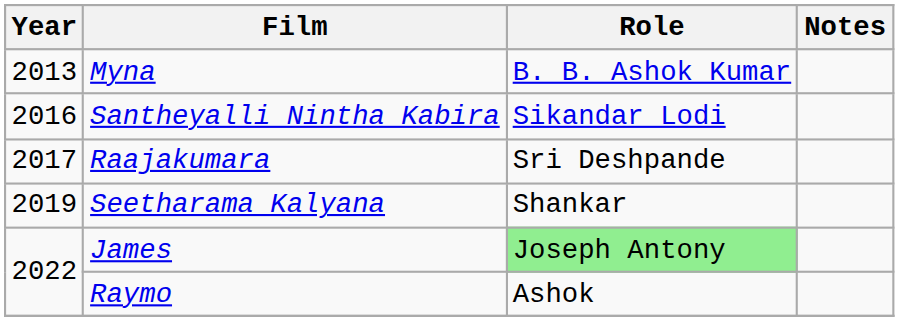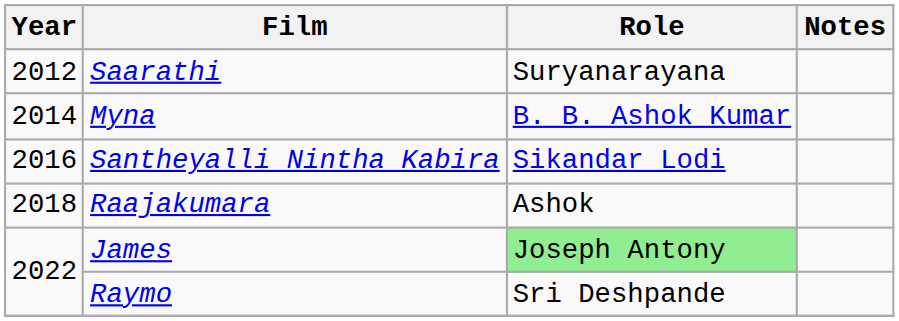+ row: (156, 72)
(44, 72) 2013 -> (44, 116) 2014
(44, 161) 2017 -> (44, 205) 2018
(619, 161) Sri Deshpande -> (554, 205) Ashok
- row: (238, 205)
(554, 294) Ashok -> (619, 294) Sri Deshpande
